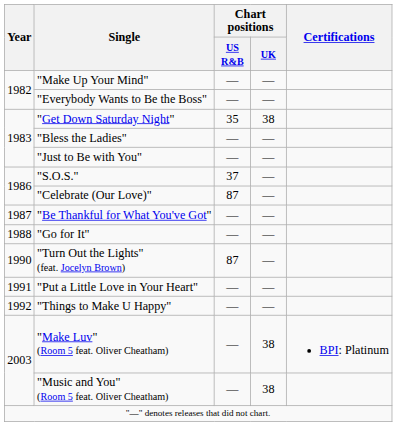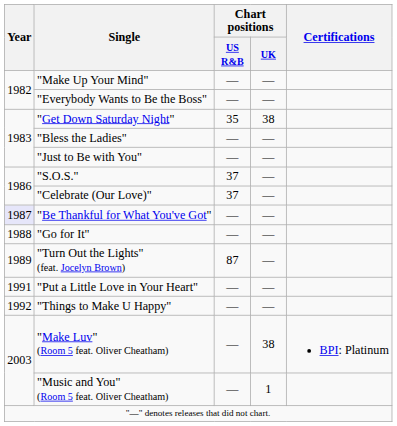(232, 195) 87 -> (232, 195) 37
(19, 215) no background -> (19, 215) lavender background
(19, 260) 1990 -> (19, 260) 1989
(268, 389) 38 -> (268, 389) 1
